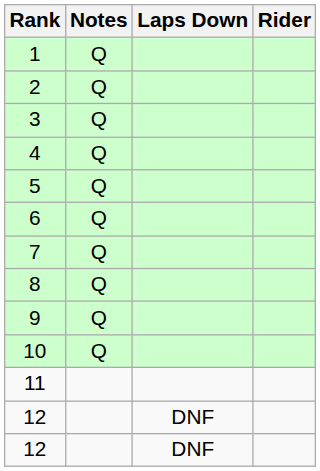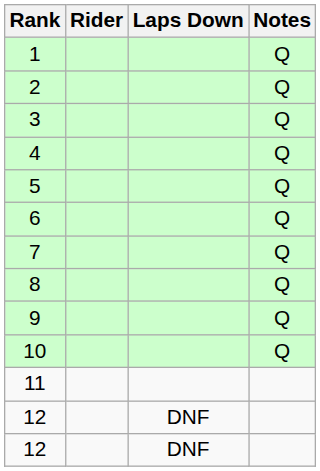columns swapped: (284, 20) <-> (99, 20)
